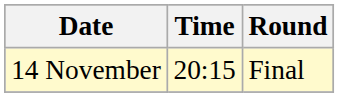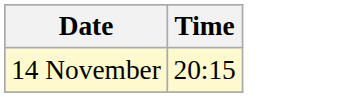- column: (288, 26)
